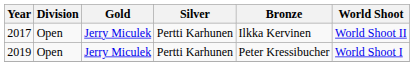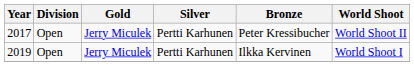(275, 33) Ilkka Kervinen -> (284, 33) Peter Kressibucher
(284, 52) Peter Kressibucher -> (275, 52) Ilkka Kervinen
